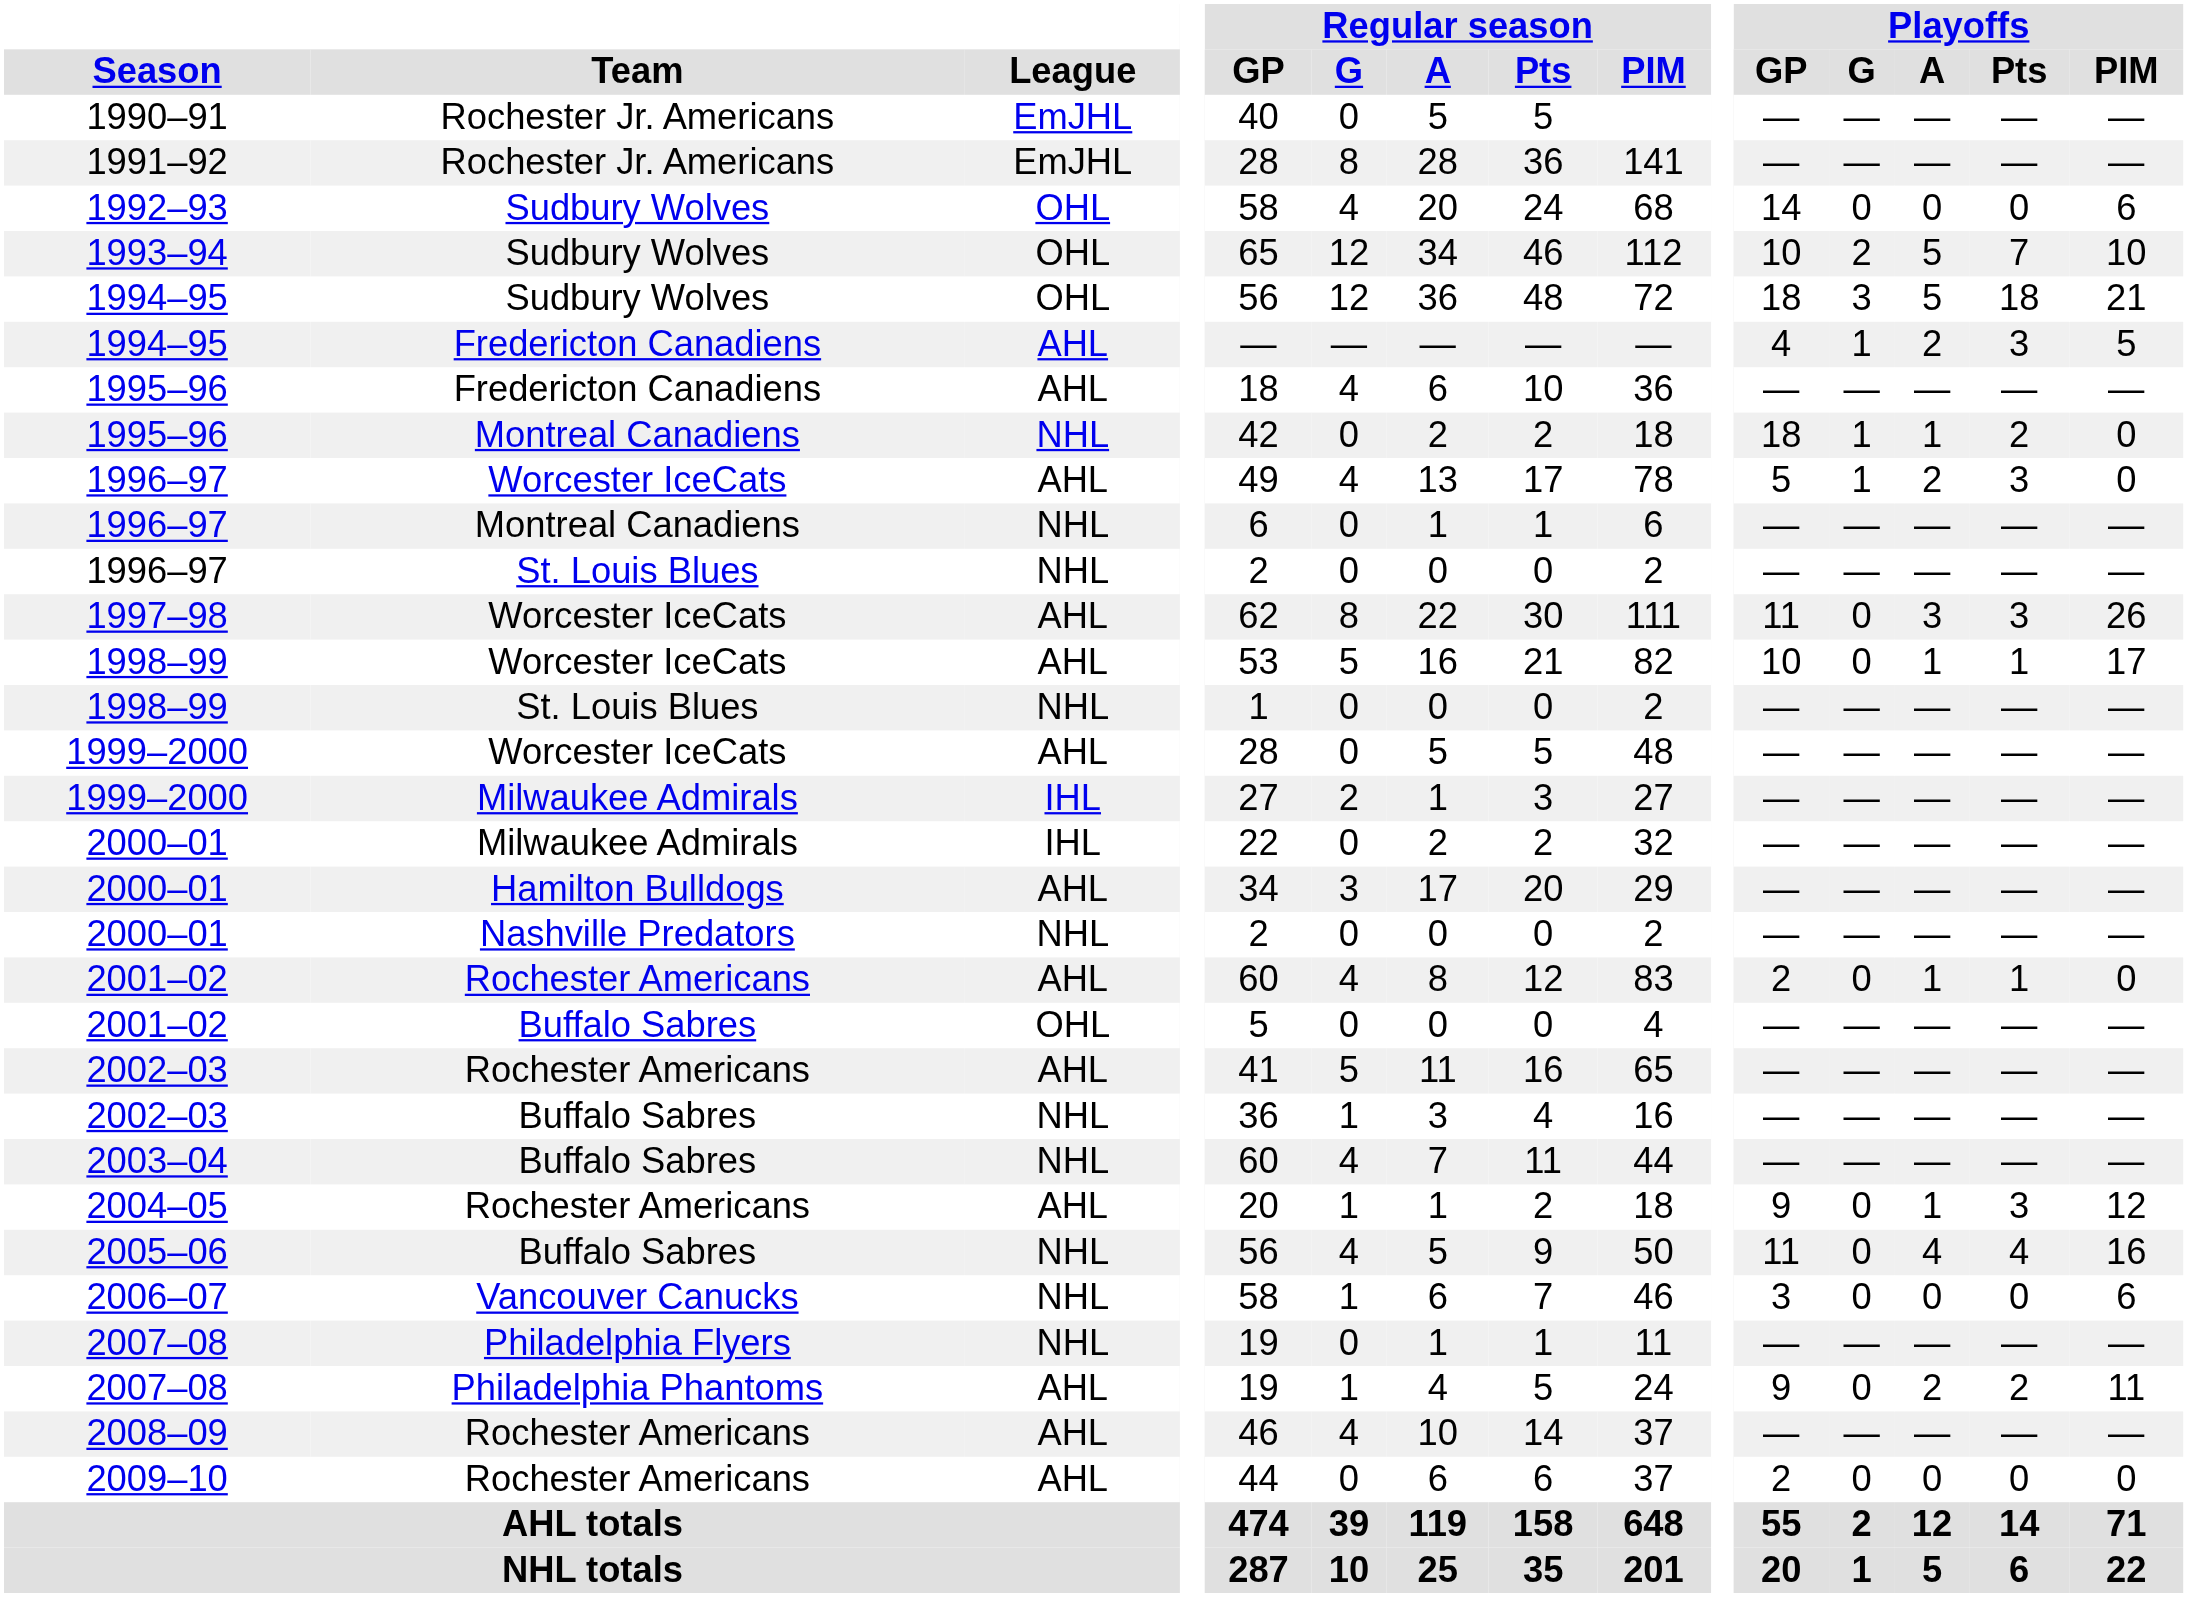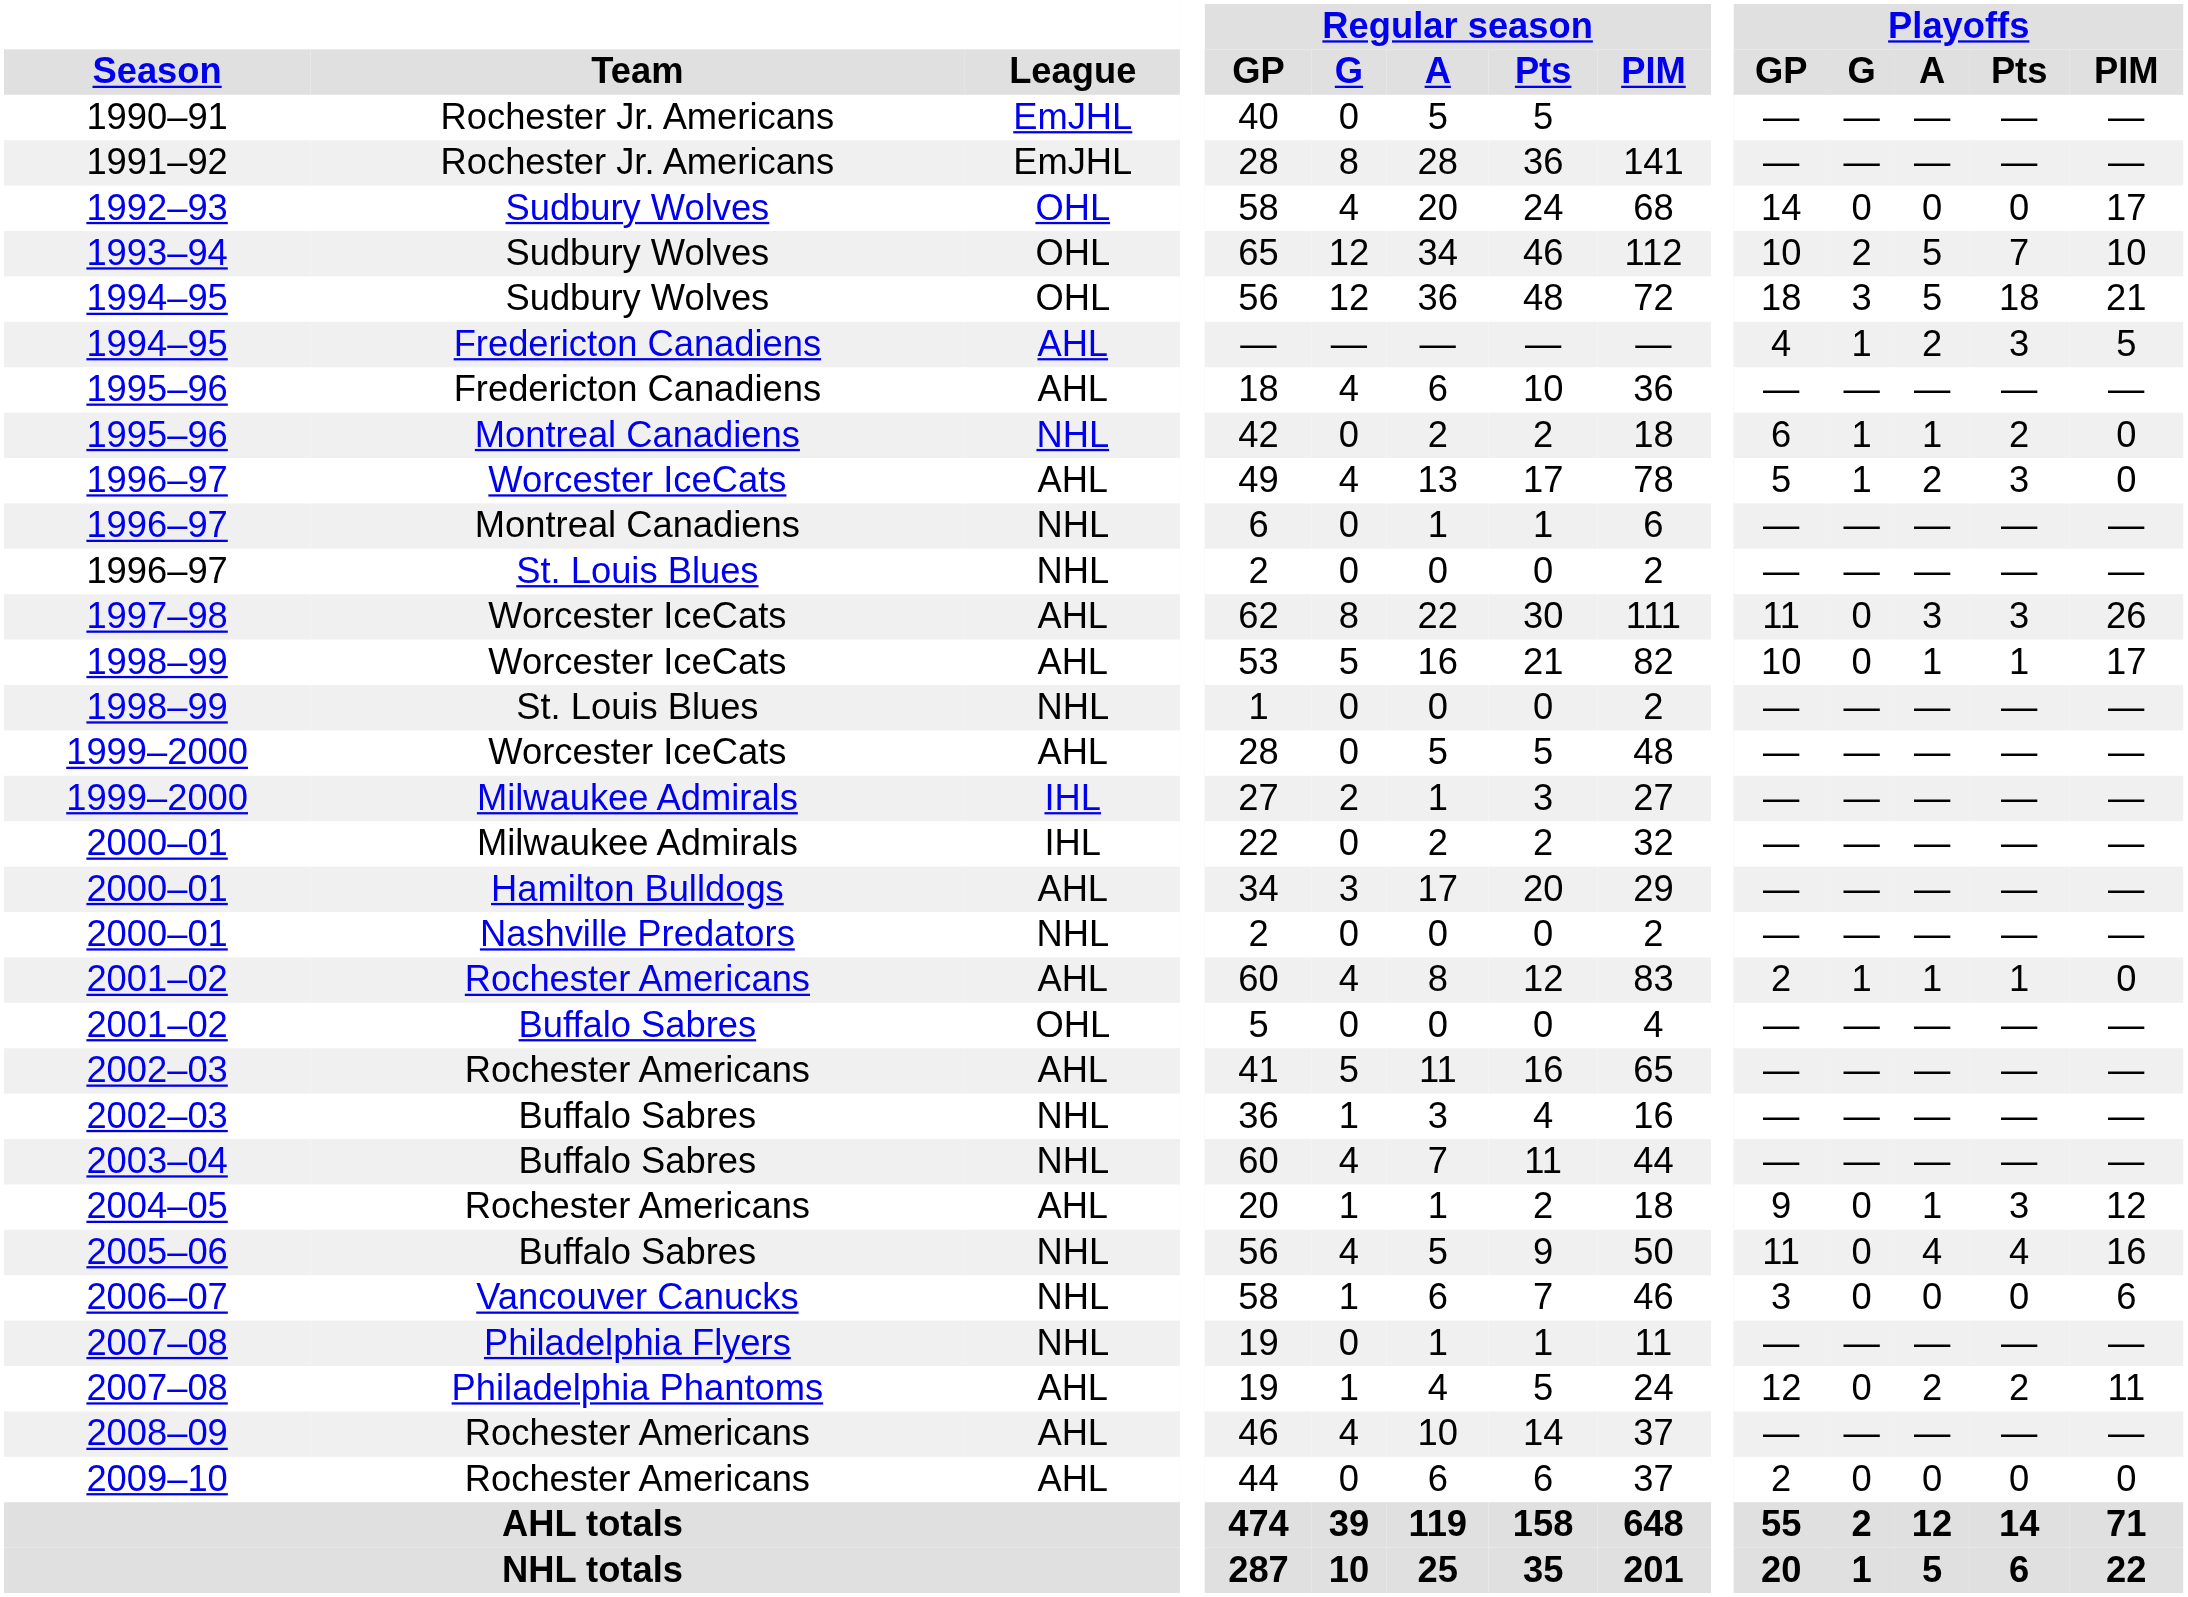(2126, 207) 6 -> (2126, 207) 17
(1781, 434) 18 -> (1781, 434) 6
(1862, 979) 0 -> (1862, 979) 1
(1781, 1388) 9 -> (1781, 1388) 12
